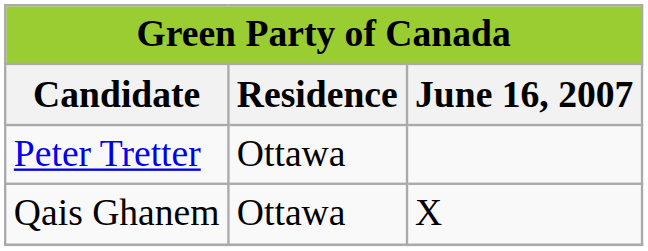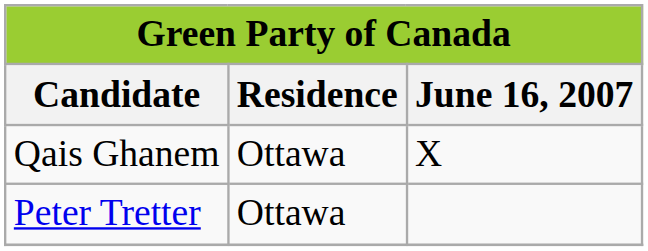rows swapped: (117, 213) <-> (107, 153)
